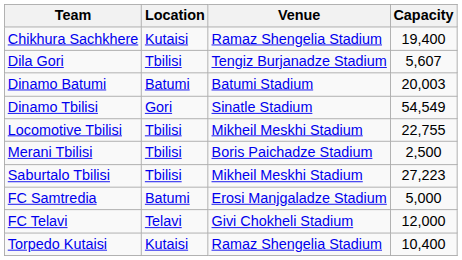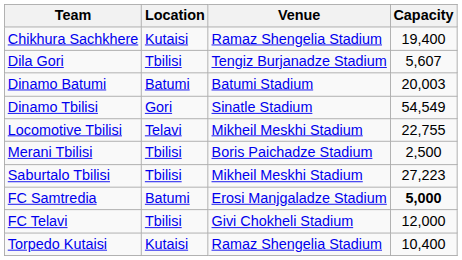(163, 130) Tbilisi -> (163, 130) Telavi
(423, 198) normal -> (423, 198) bold
(163, 221) Telavi -> (163, 221) Tbilisi
